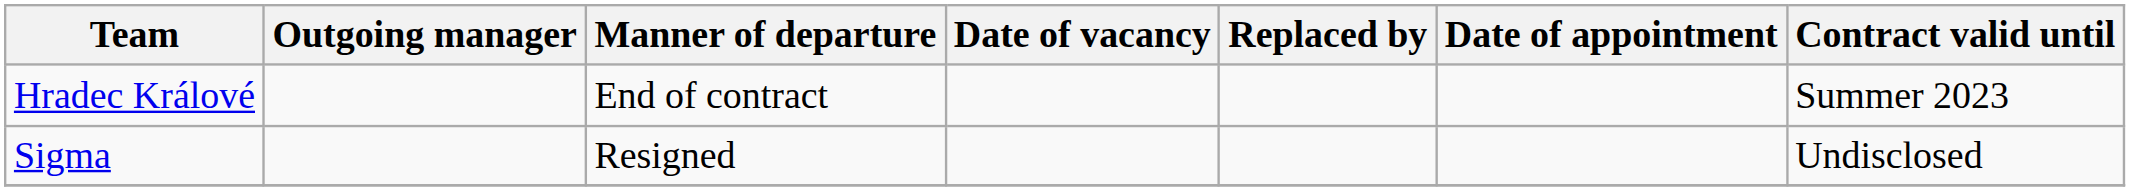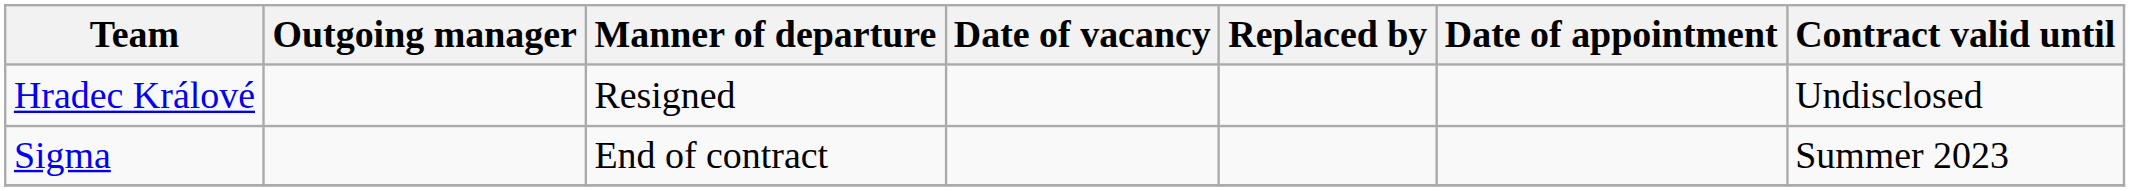(711, 94) End of contract -> (665, 94) Resigned
(1902, 94) Summer 2023 -> (1889, 94) Undisclosed
(665, 154) Resigned -> (711, 154) End of contract
(1889, 154) Undisclosed -> (1902, 154) Summer 2023
